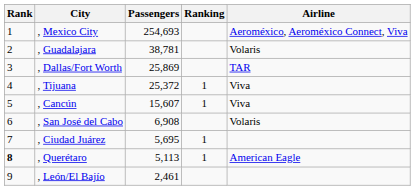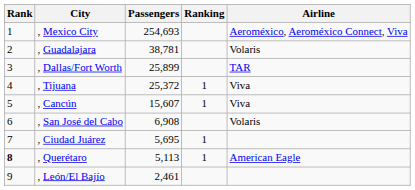(164, 68) 25,869 -> (164, 68) 25,899
